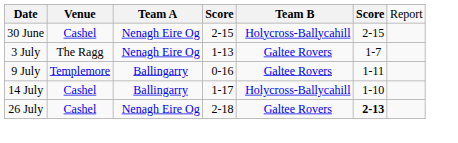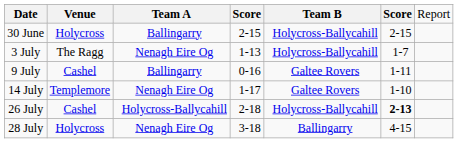(80, 33) Cashel -> (80, 33) Holycross
(158, 33) Nenagh Eire Og -> (171, 33) Ballingarry
(295, 52) Galtee Rovers -> (322, 52) Holycross-Ballycahill
(80, 71) Templemore -> (80, 71) Cashel
(80, 90) Cashel -> (80, 90) Templemore
(158, 90) Ballingarry -> (171, 90) Nenagh Eire Og
(295, 90) Holycross-Ballycahill -> (322, 90) Galtee Rovers
(158, 109) Nenagh Eire Og -> (171, 109) Holycross-Ballycahill
(295, 109) Galtee Rovers -> (322, 109) Holycross-Ballycahill
+ row: (26, 128)
